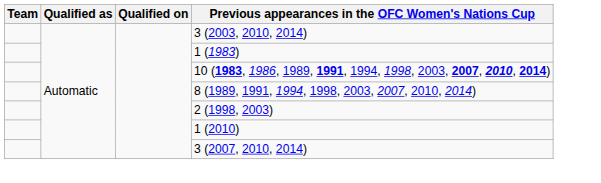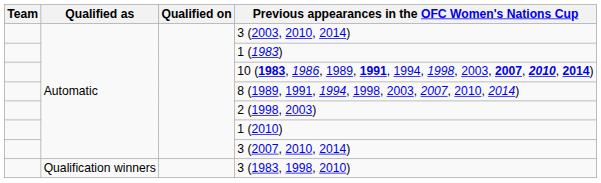+ row: (294, 168)
